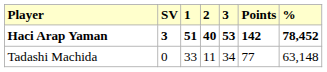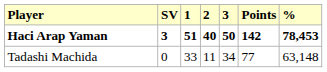(229, 35) 53 -> (229, 35) 50
(300, 35) 78,452 -> (300, 35) 78,453
